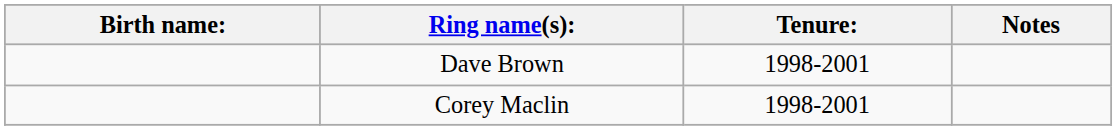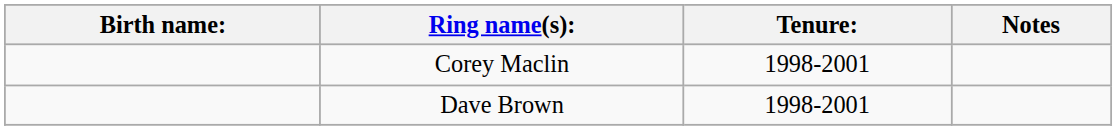rows swapped: (502, 64) <-> (502, 104)
